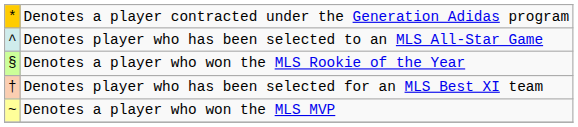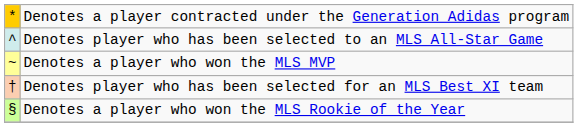rows swapped: (244, 63) <-> (179, 110)
